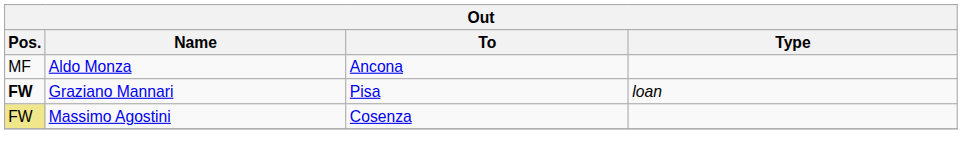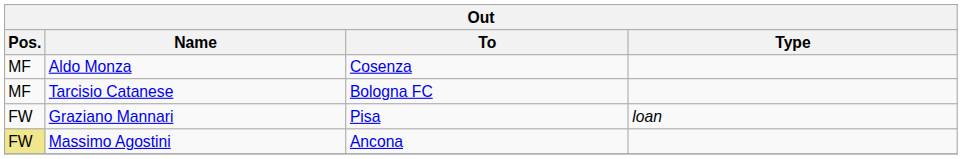(376, 67) Ancona -> (381, 67) Cosenza
+ row: (111, 92)
(20, 92) bold -> (20, 117) normal
(381, 117) Cosenza -> (376, 141) Ancona
